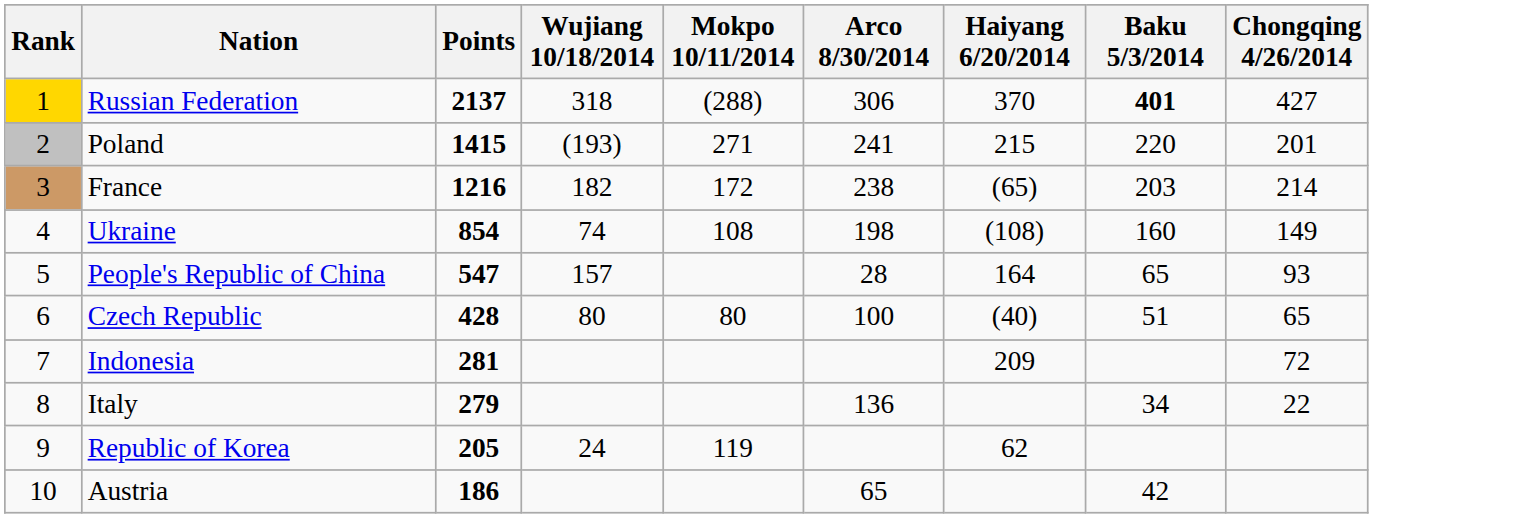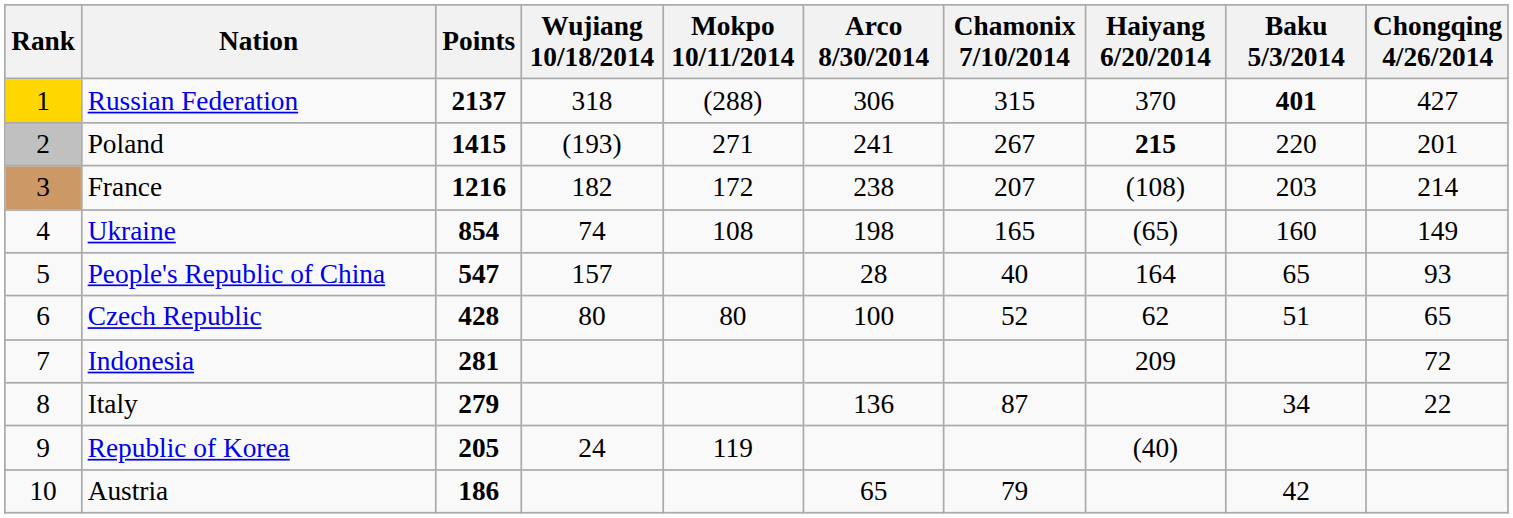+ column: (1015, 41)
(1015, 143) normal -> (1155, 143) bold
(1015, 187) (65) -> (1155, 187) (108)
(1015, 230) (108) -> (1155, 230) (65)
(1015, 317) (40) -> (1155, 317) 62
(1015, 447) 62 -> (1155, 447) (40)
